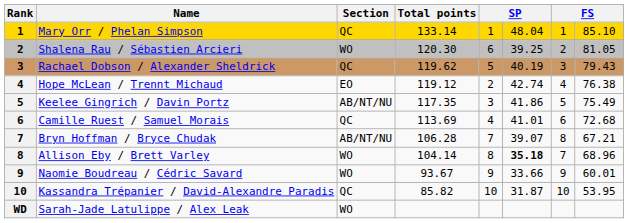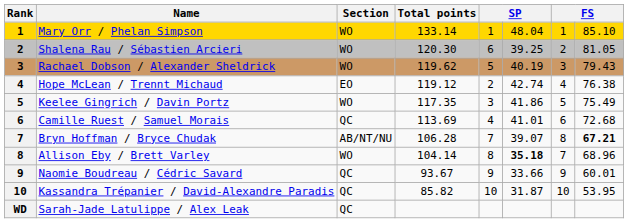(346, 31) QC -> (346, 31) WO
(346, 67) QC -> (346, 67) WO
(366, 102) AB/NT/NU -> (346, 102) WO
(599, 138) normal -> (599, 138) bold
(346, 173) WO -> (346, 173) QC
(346, 209) WO -> (346, 209) QC
